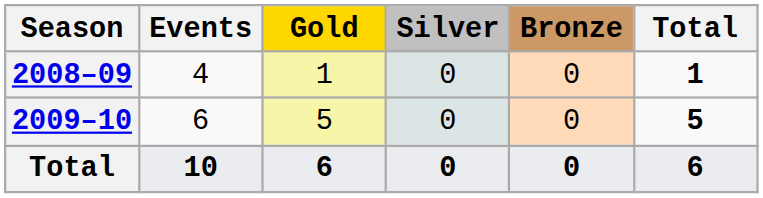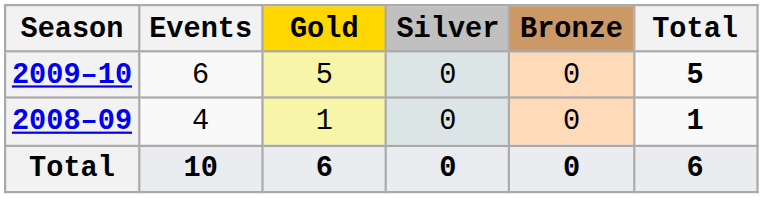rows swapped: (72, 75) <-> (72, 122)
